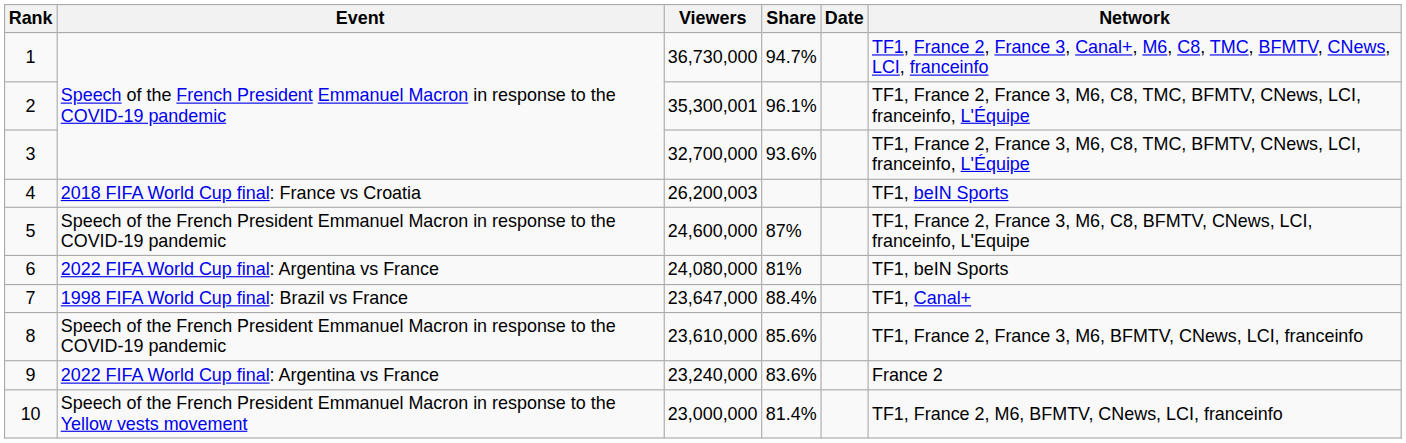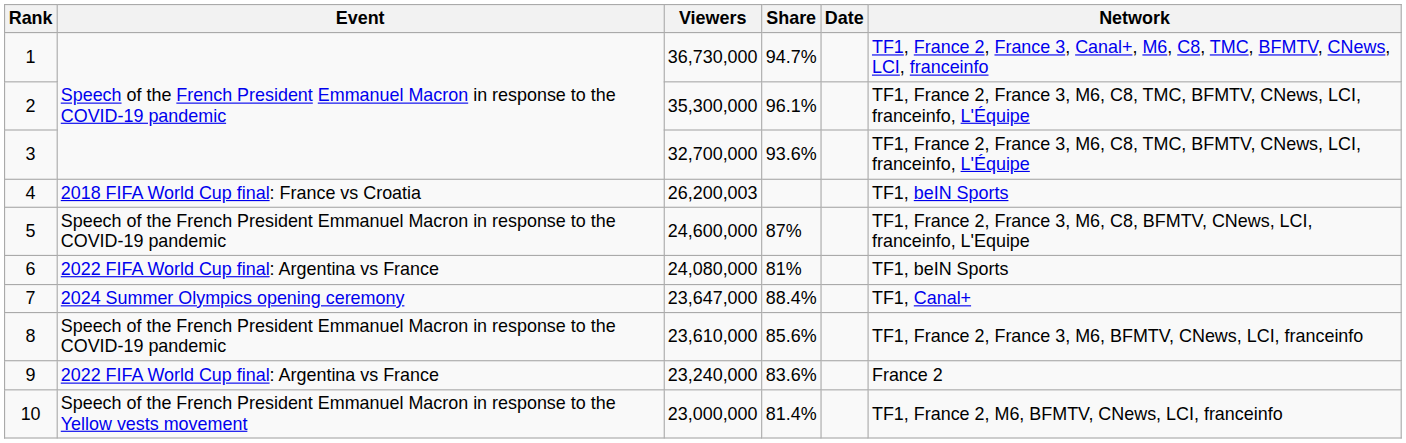(713, 105) 35,300,001 -> (713, 105) 35,300,000
(234, 298) 1998 FIFA World Cup final: Brazil vs France -> (233, 298) 2024 Summer Olympics opening ceremony
